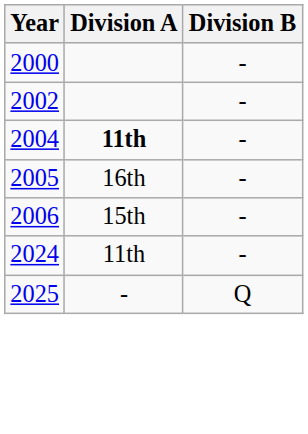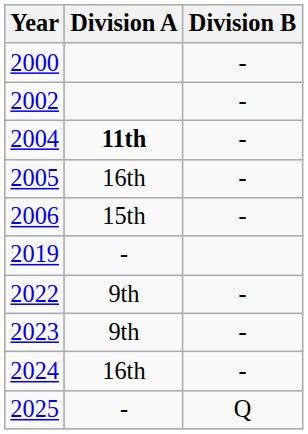+ row: (35, 255)
+ row: (35, 293)
+ row: (35, 332)
(124, 255) 11th -> (124, 370) 16th
